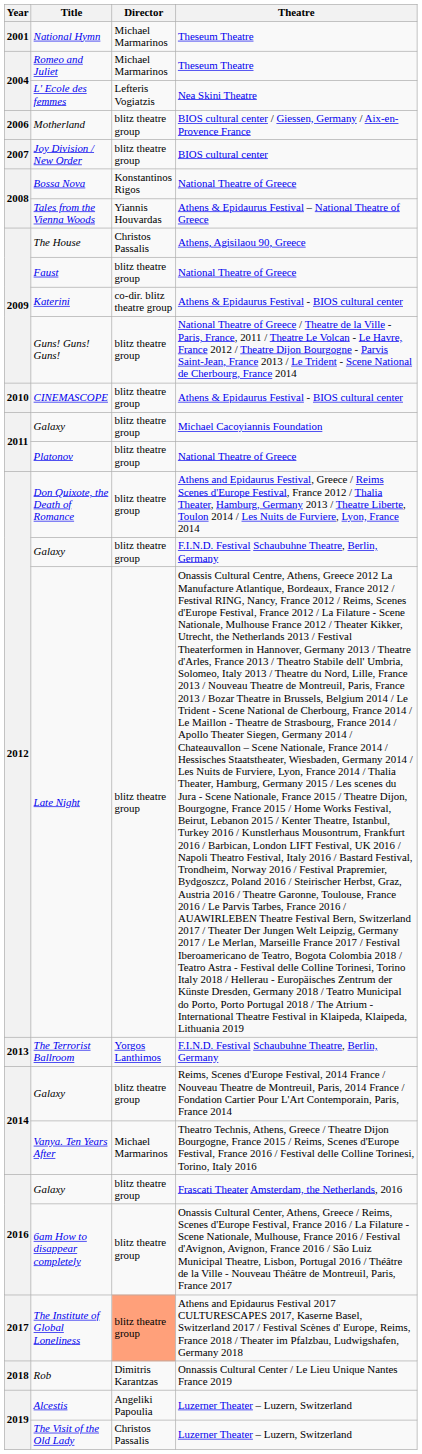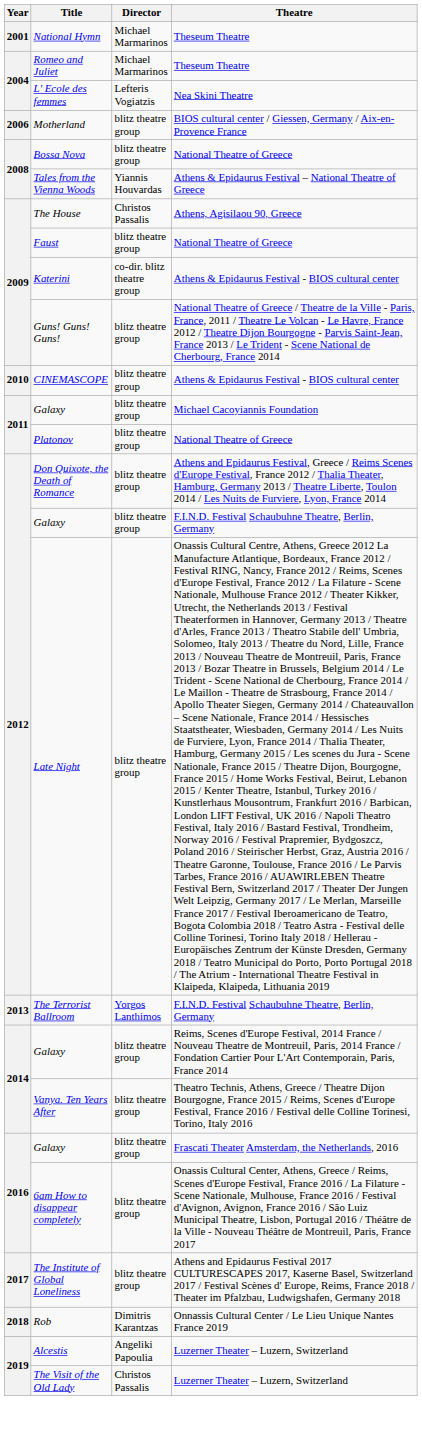- row: (64, 154)
(143, 183) Konstantinos Rigos -> (140, 154) blitz theatre group
(141, 1147) Michael Marmarinos -> (140, 1105) blitz theatre group
(140, 1327) lightsalmon background -> (140, 1280) no background
